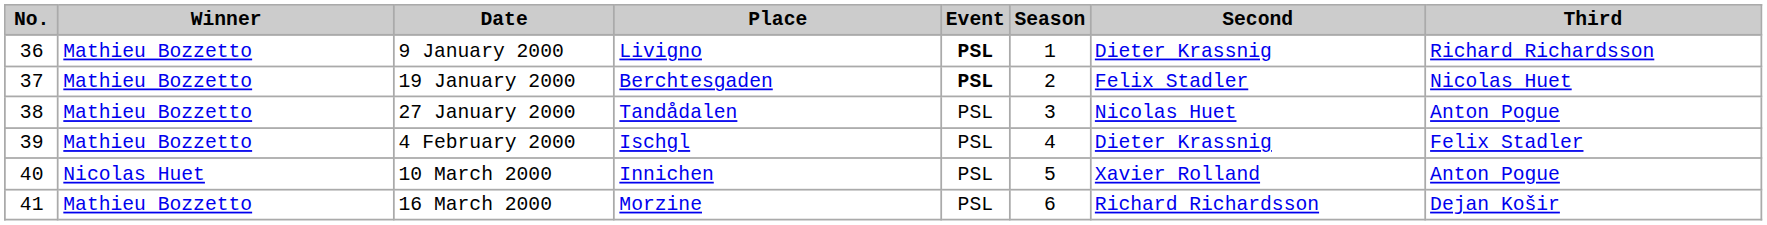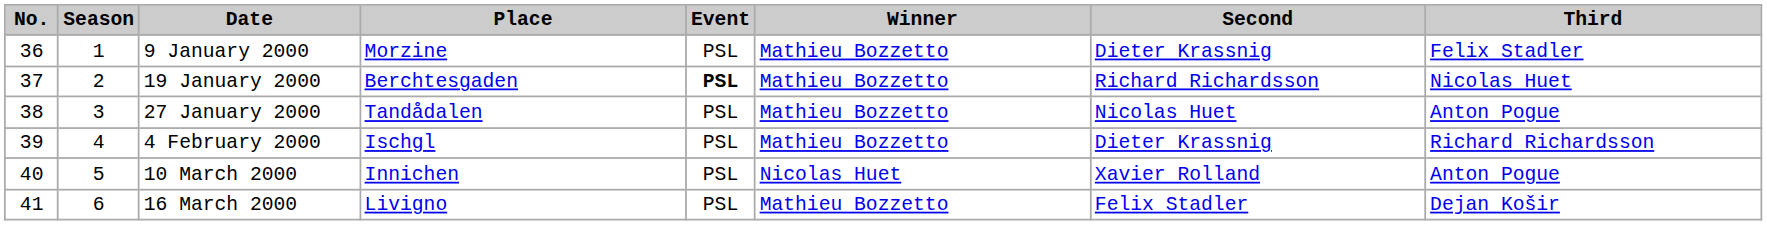columns swapped: (1050, 20) <-> (226, 20)
(661, 51) Livigno -> (406, 51) Morzine
(975, 51) bold -> (721, 51) normal
(1542, 51) Richard Richardsson -> (1507, 51) Felix Stadler
(1172, 82) Felix Stadler -> (1207, 82) Richard Richardsson
(1507, 143) Felix Stadler -> (1542, 143) Richard Richardsson
(661, 205) Morzine -> (406, 205) Livigno
(1207, 205) Richard Richardsson -> (1172, 205) Felix Stadler
